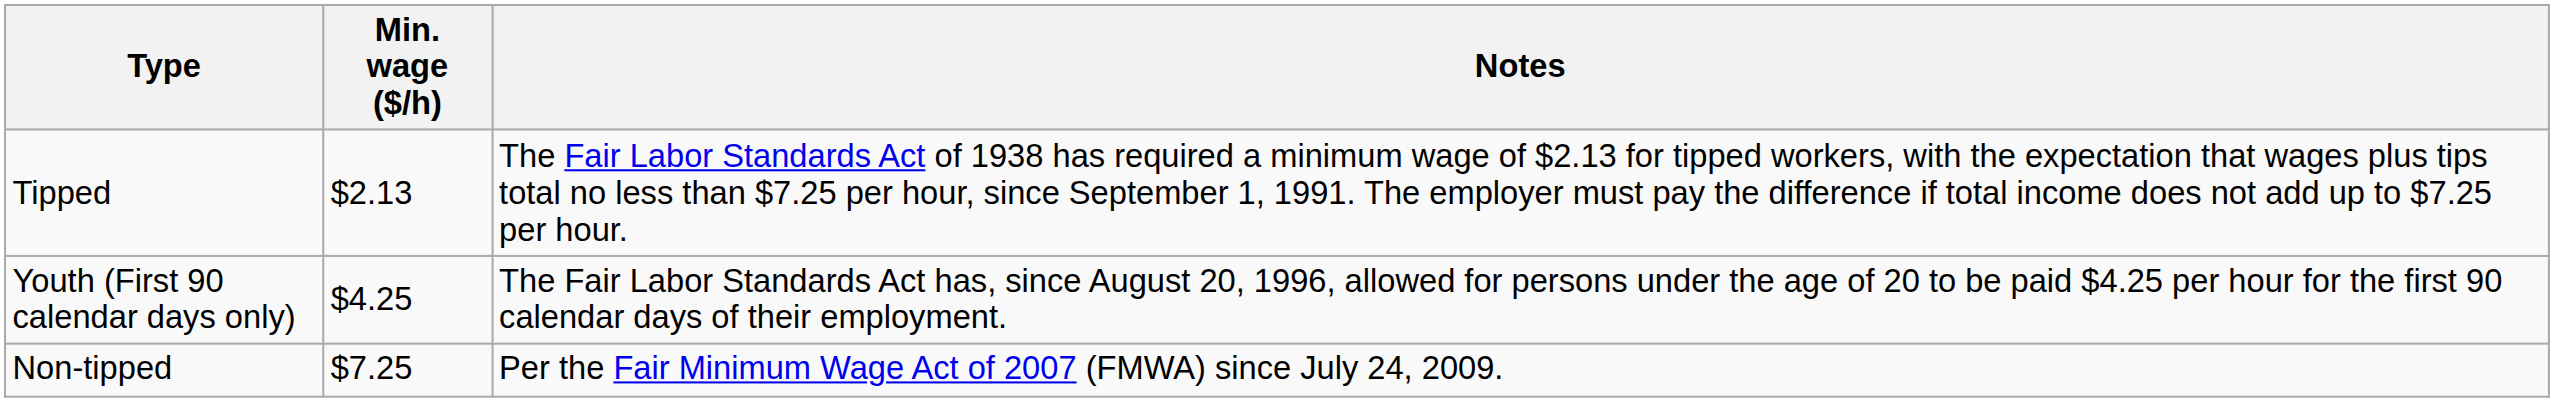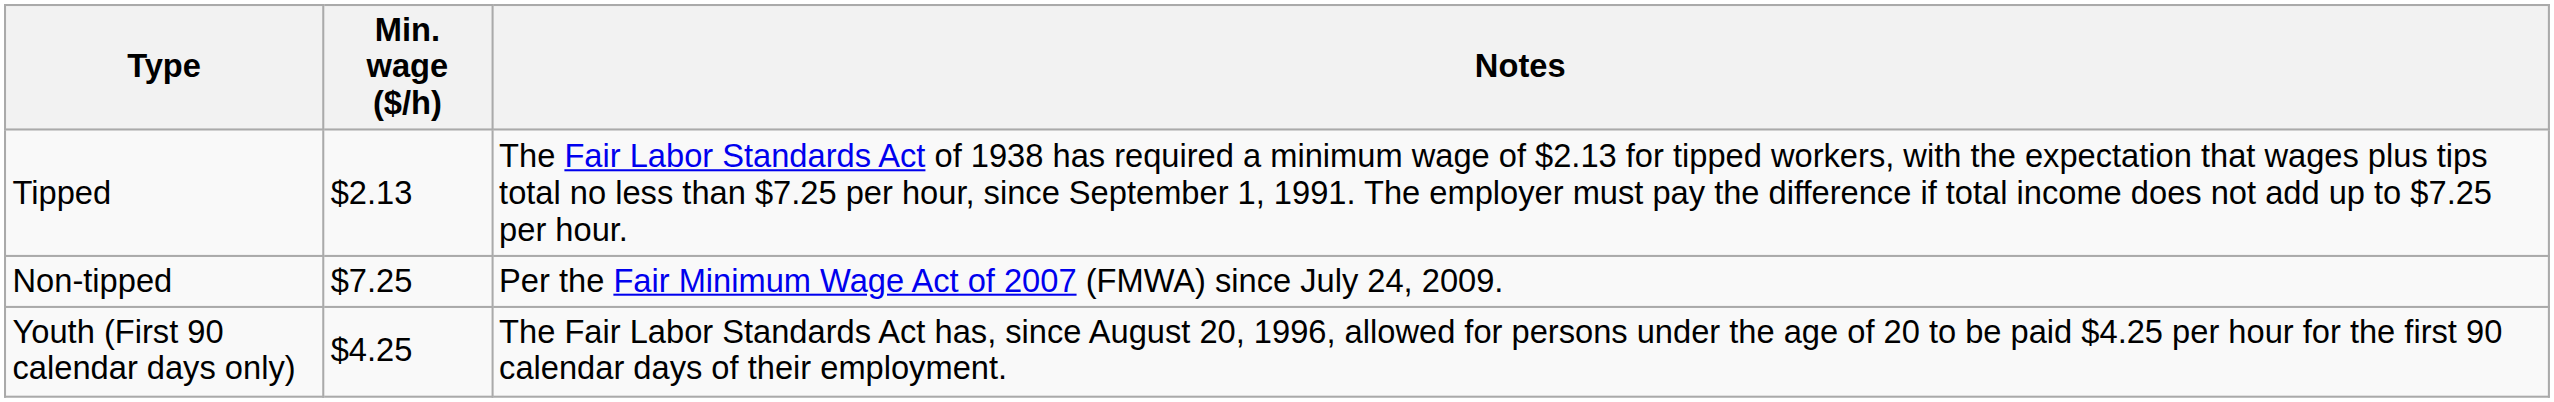rows swapped: (92, 369) <-> (154, 299)
